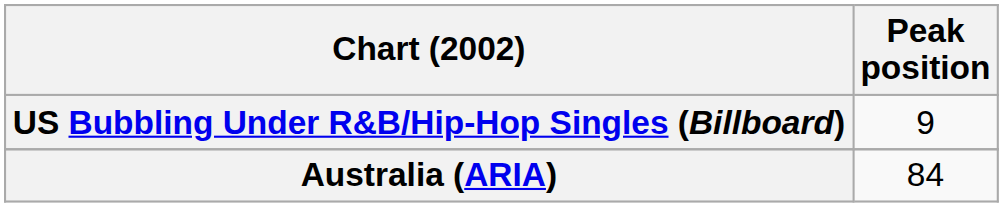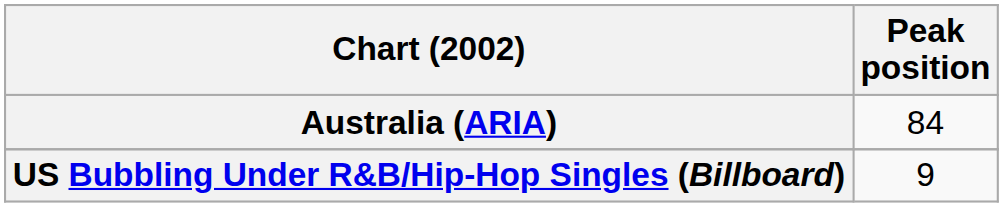rows swapped: (429, 174) <-> (429, 121)
